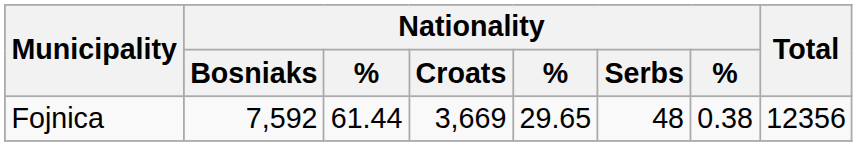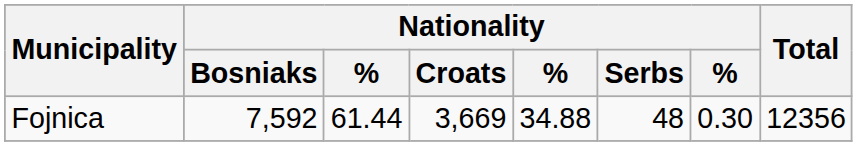(555, 118) 29.65 -> (555, 118) 34.88
(725, 118) 0.38 -> (725, 118) 0.30
